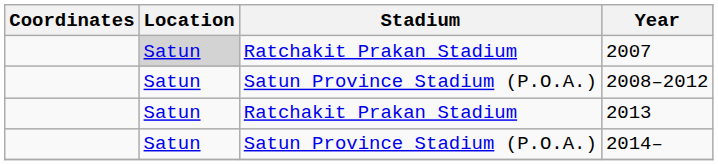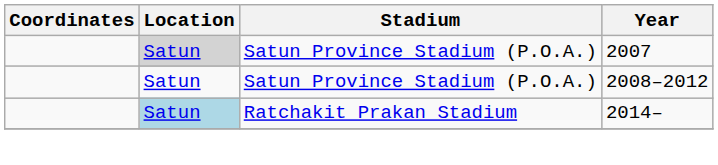(380, 51) Ratchakit Prakan Stadium -> (420, 51) Satun Province Stadium (P.O.A.)
- row: (629, 113)
(172, 144) no background -> (172, 113) lightblue background
(420, 144) Satun Province Stadium (P.O.A.) -> (380, 113) Ratchakit Prakan Stadium
